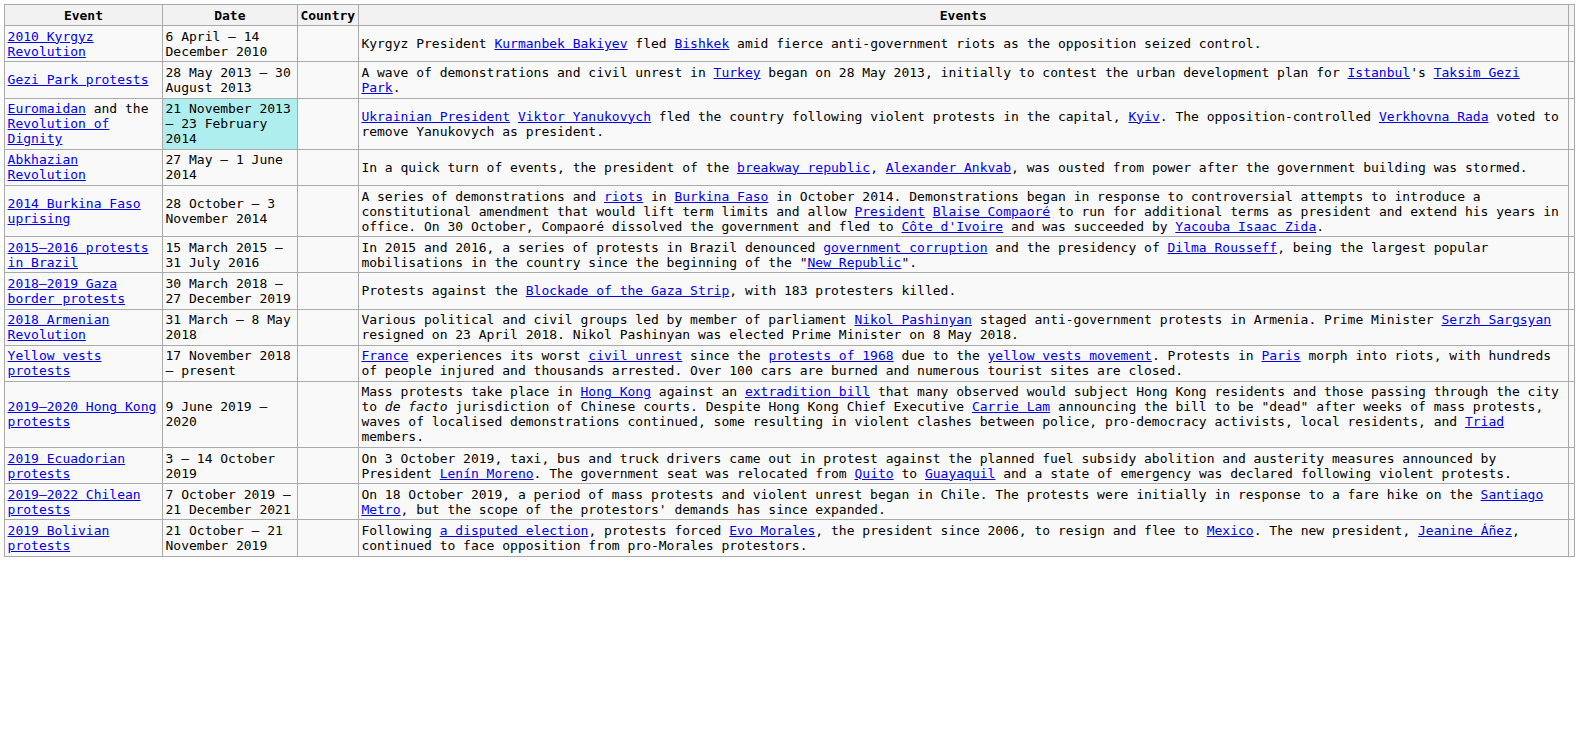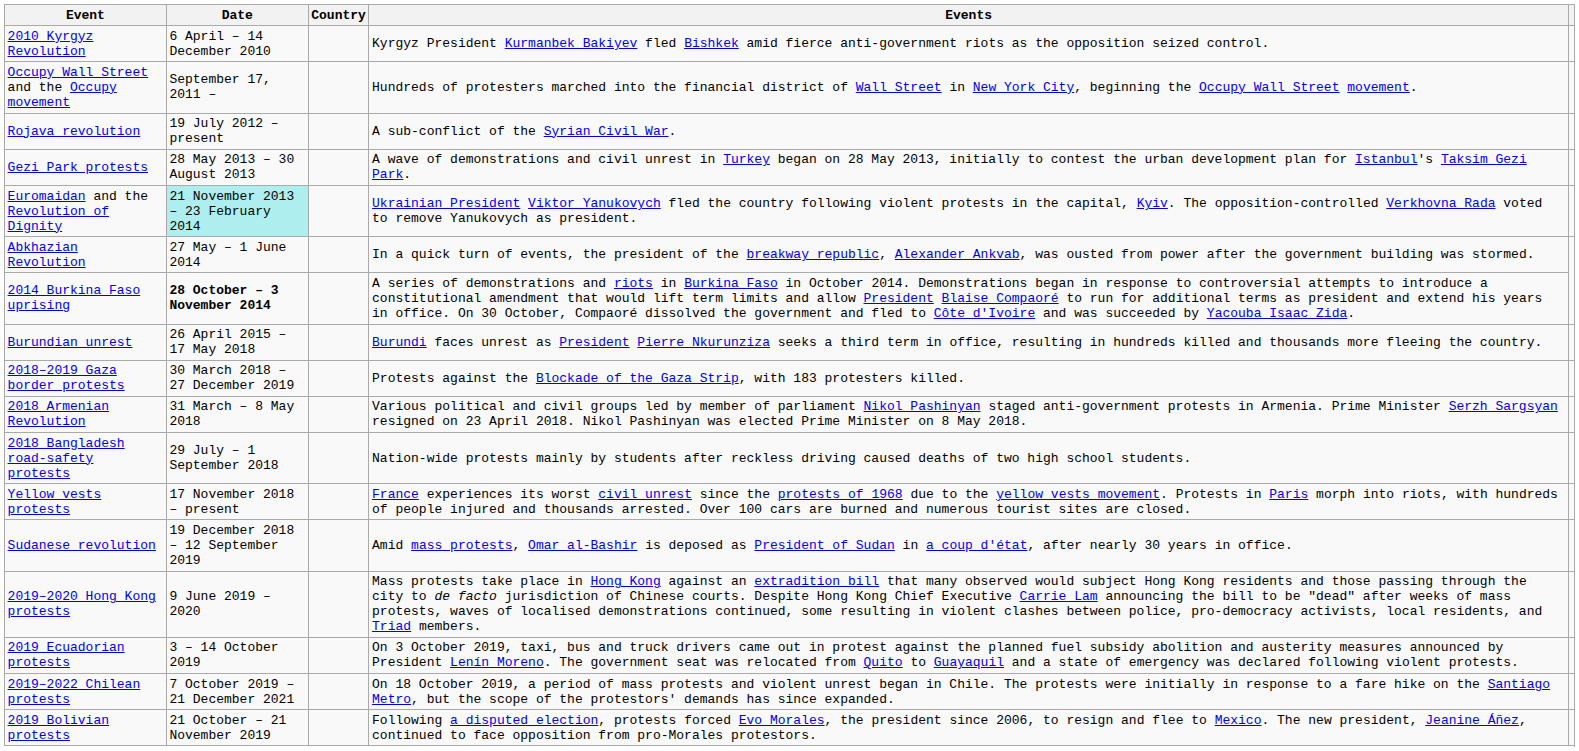+ row: (78, 87)
+ row: (74, 131)
(220, 211) normal -> (224, 298) bold
- row: (78, 255)
+ row: (70, 342)
+ row: (66, 458)
+ row: (82, 546)
